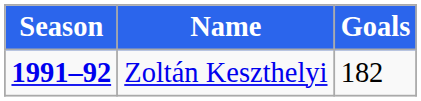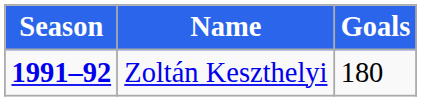(362, 72) 182 -> (362, 72) 180
